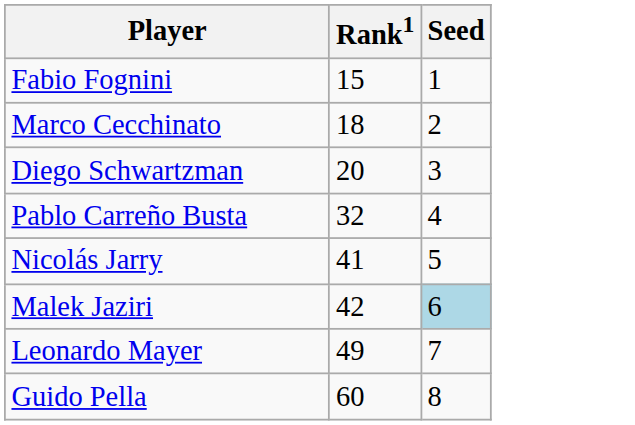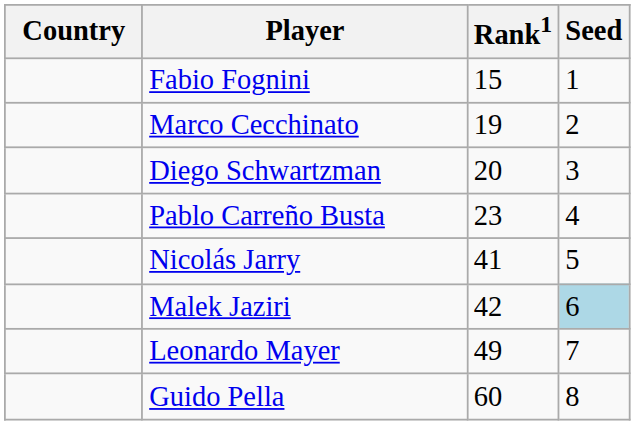+ column: (74, 30)
(350, 125) 18 -> (488, 125) 19
(350, 215) 32 -> (488, 215) 23
